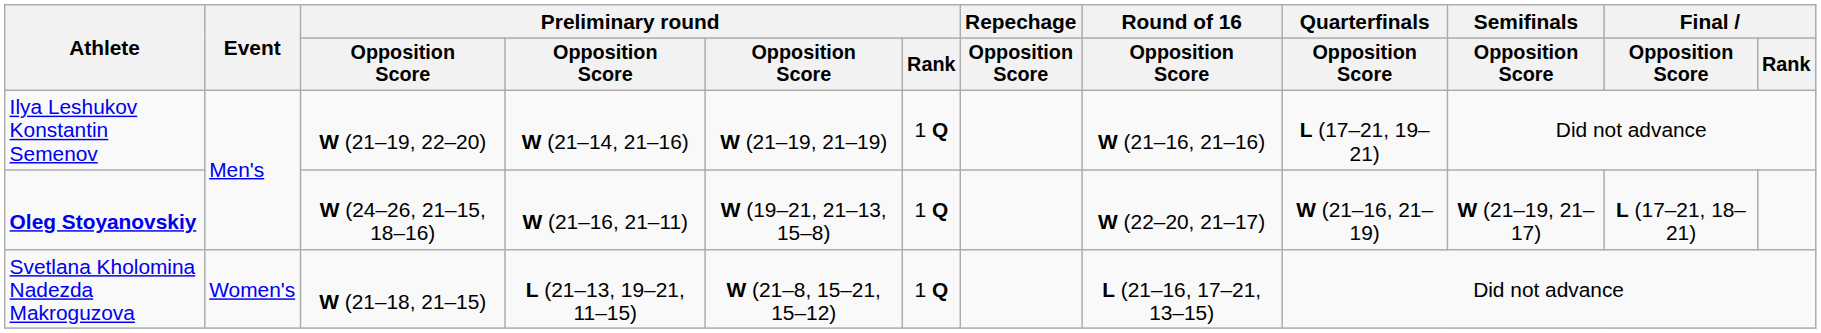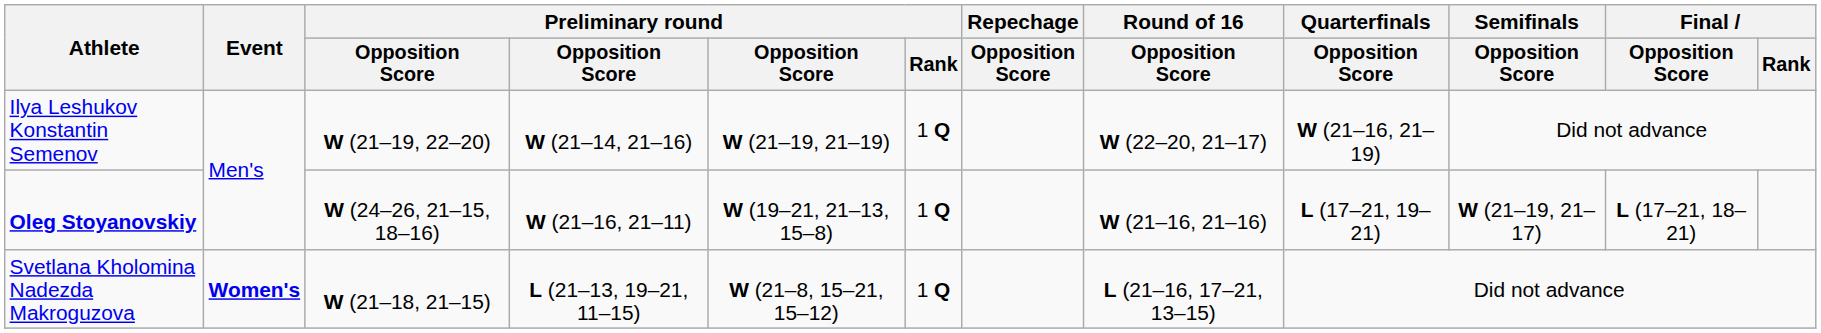(1182, 142) W (21–16, 21–16) -> (1183, 142) W (22–20, 21–17)
(1365, 142) L (17–21, 19–21) -> (1366, 142) W (21–16, 21–19)
(1182, 222) W (22–20, 21–17) -> (1183, 222) W (21–16, 21–16)
(1365, 222) W (21–16, 21–19) -> (1366, 222) L (17–21, 19–21)
(252, 289) normal -> (254, 289) bold
